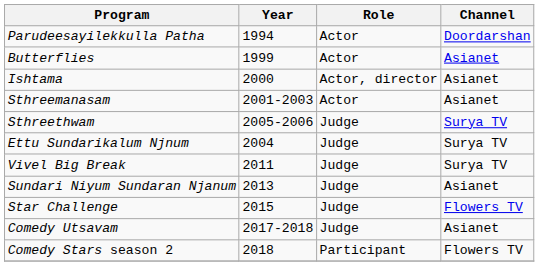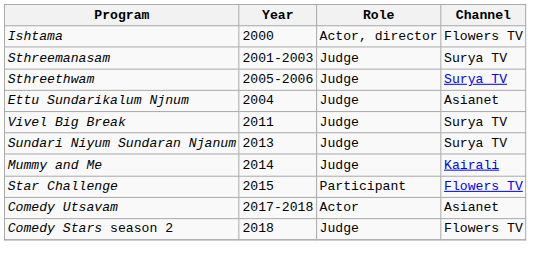- row: (106, 37)
- row: (51, 58)
(472, 79) Asianet -> (483, 37) Flowers TV
(339, 101) Actor -> (339, 58) Judge
(472, 101) Asianet -> (476, 58) Surya TV
(476, 144) Surya TV -> (472, 101) Asianet
(472, 186) Asianet -> (476, 144) Surya TV
+ row: (55, 165)
(339, 208) Judge -> (363, 186) Participant
(339, 229) Judge -> (339, 208) Actor
(363, 251) Participant -> (339, 229) Judge
